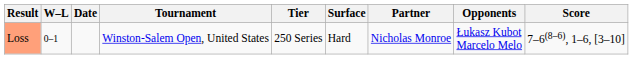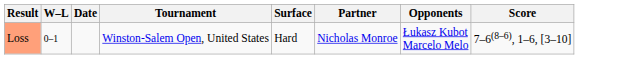- column: (298, 13)
